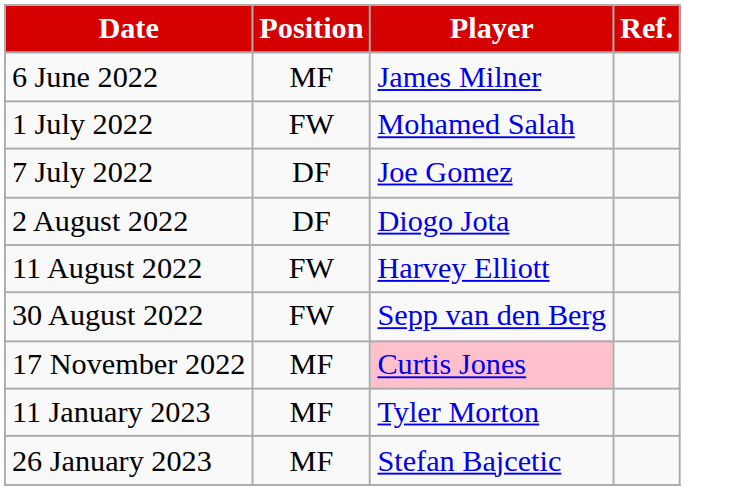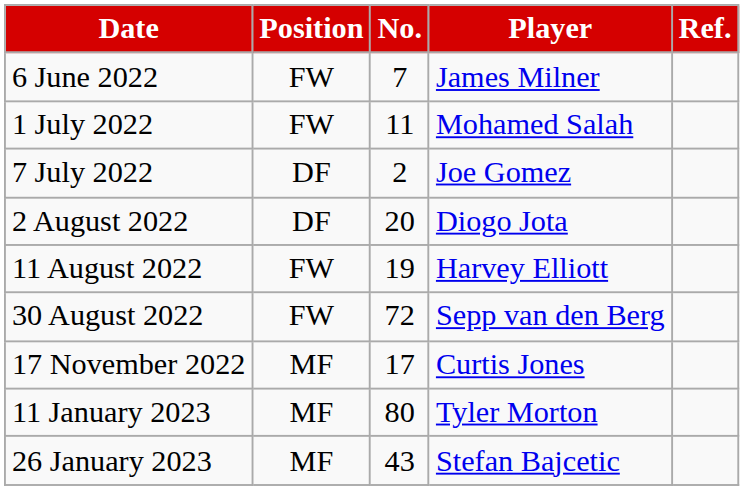+ column: (400, 28)
(311, 76) MF -> (311, 76) FW
(452, 364) pink background -> (510, 364) no background
